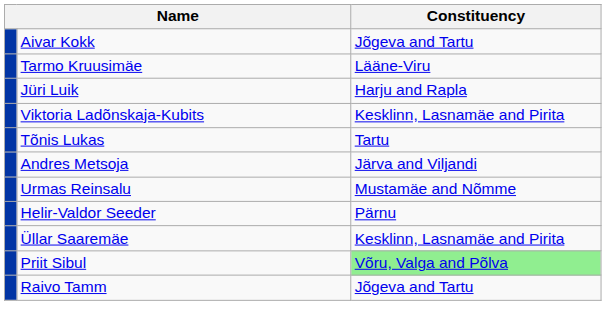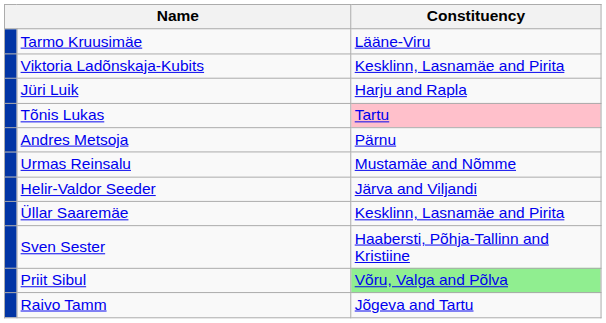- row: (58, 41)
rows swapped: (112, 115) <-> (49, 90)
(372, 139) no background -> (372, 115) pink background
(416, 164) Järva and Viljandi -> (375, 139) Pärnu
(375, 213) Pärnu -> (416, 189) Järva and Viljandi
+ row: (63, 247)
